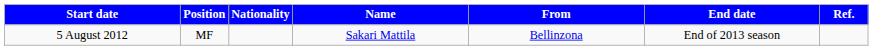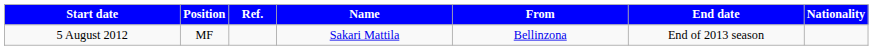columns swapped: (260, 14) <-> (844, 14)
